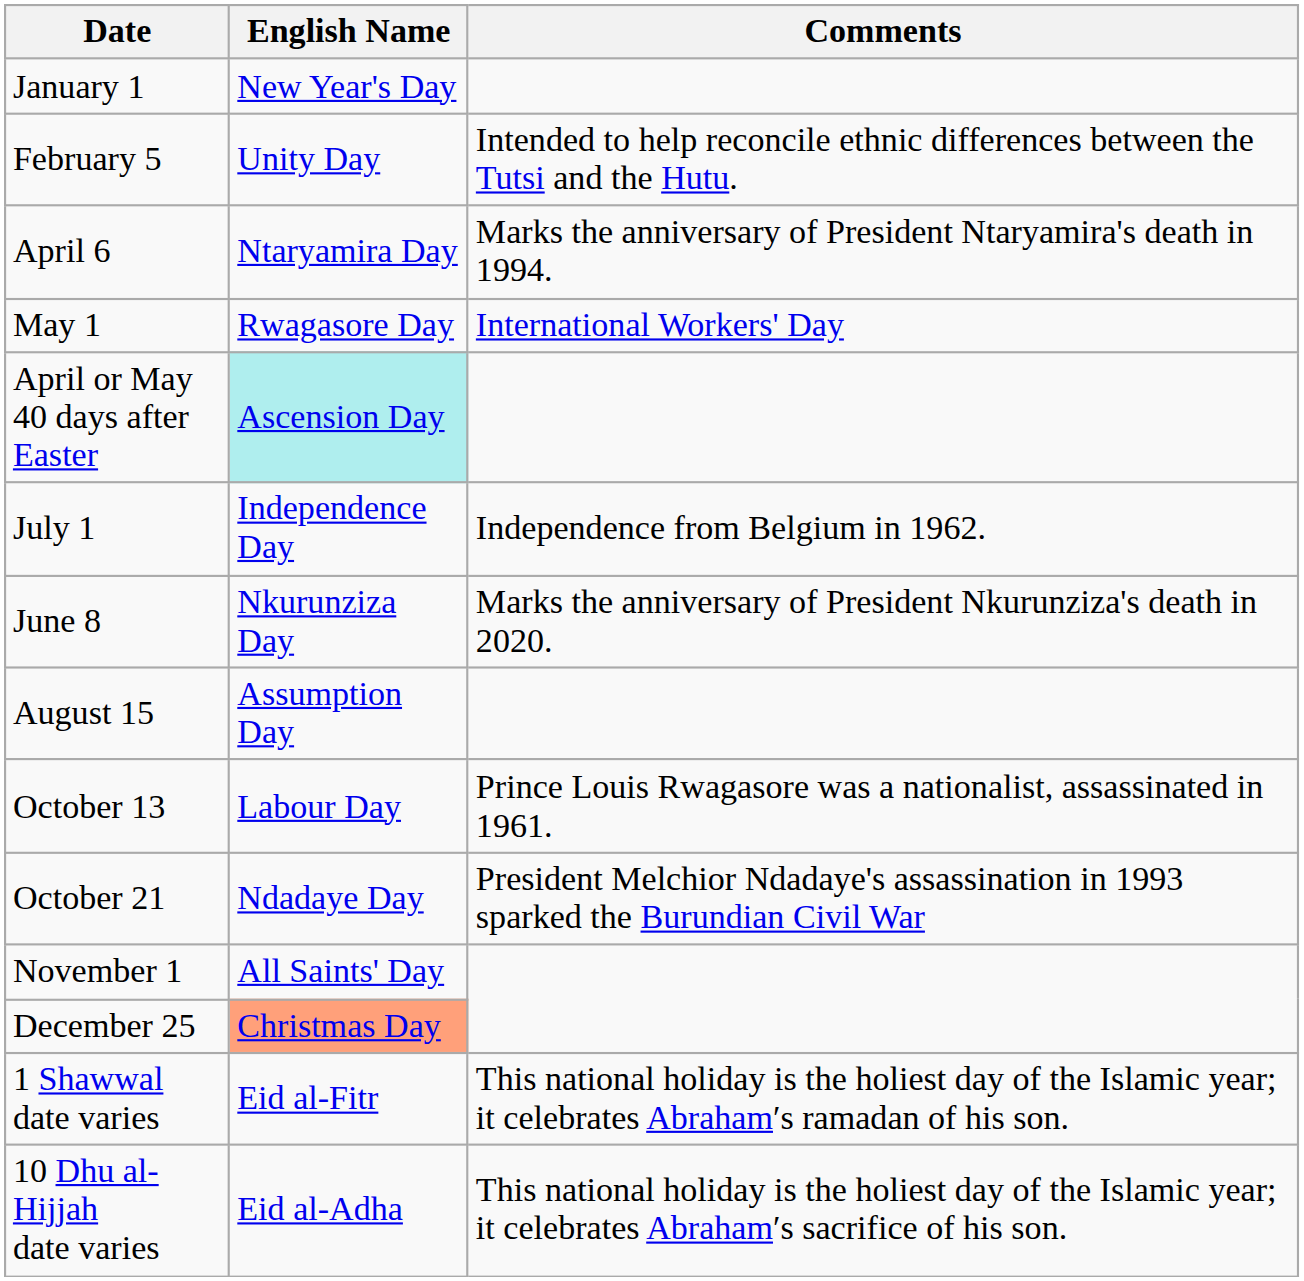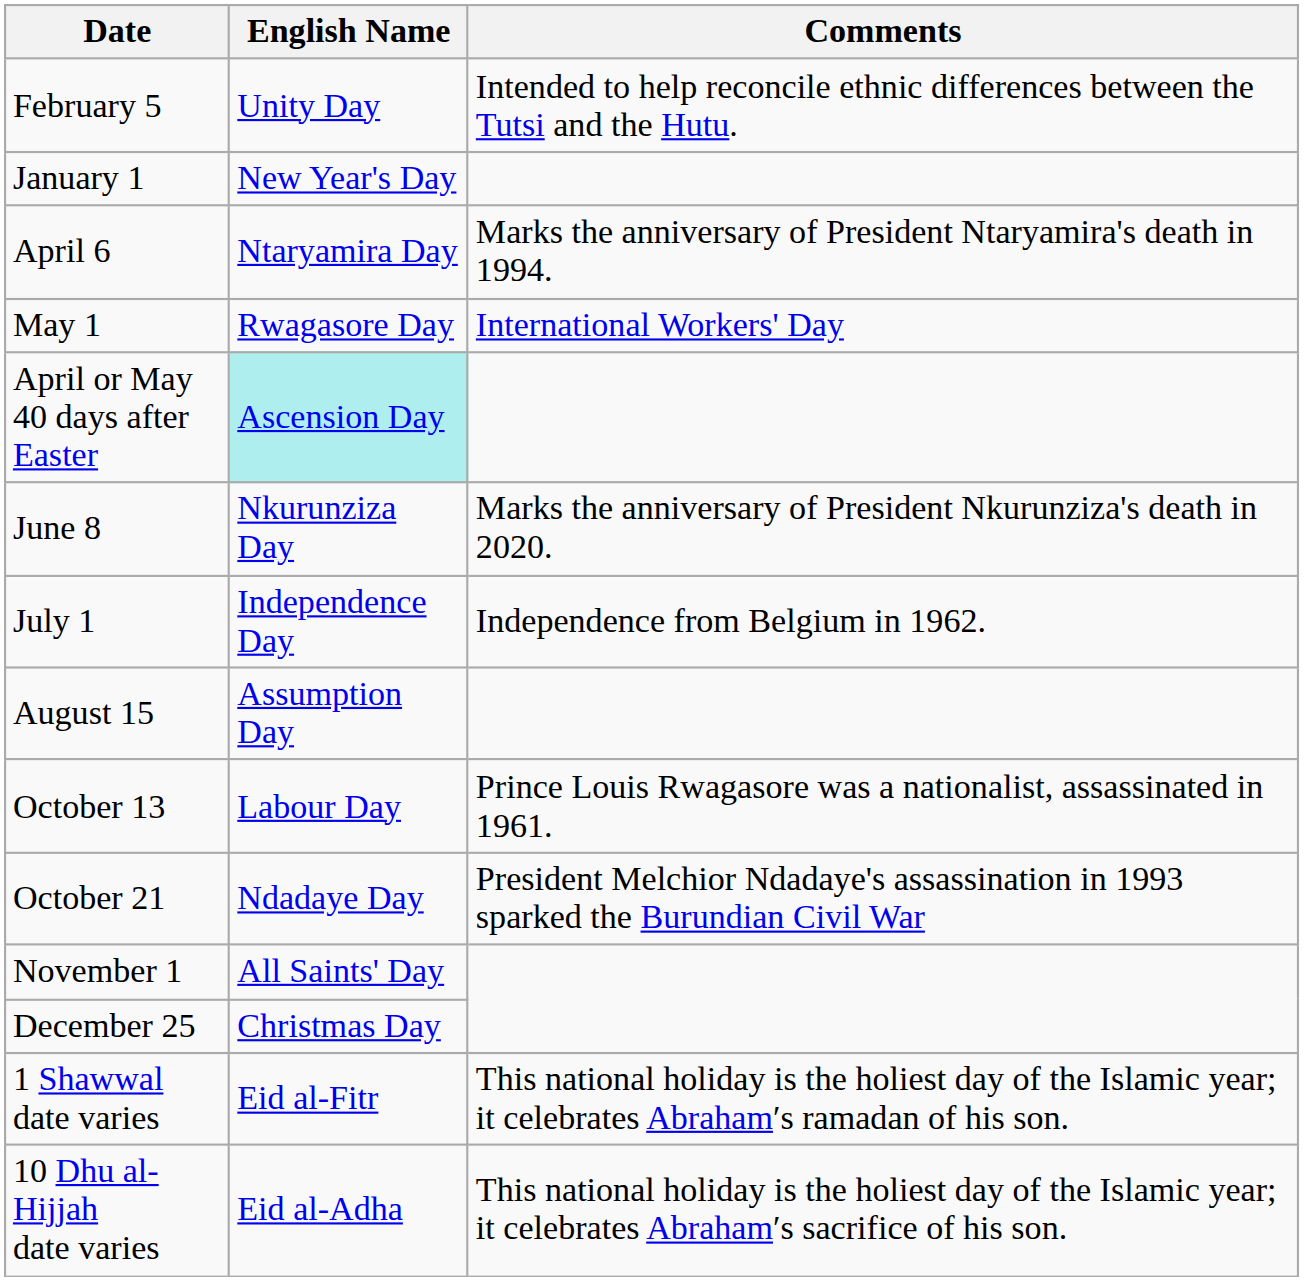rows swapped: (79, 85) <-> (87, 158)
rows swapped: (57, 620) <-> (54, 528)
(339, 1025) lightsalmon background -> (339, 1025) no background
